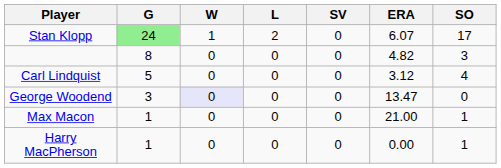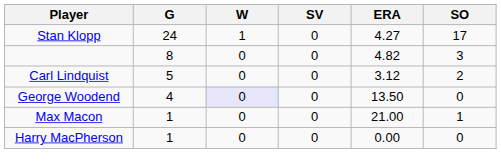- column: (275, 14)
(148, 35) lightgreen background -> (170, 35) no background
(401, 35) 6.07 -> (387, 35) 4.27
(464, 76) 4 -> (460, 76) 2
(148, 96) 3 -> (170, 96) 4
(401, 96) 13.47 -> (387, 96) 13.50
(464, 145) 1 -> (460, 138) 0
